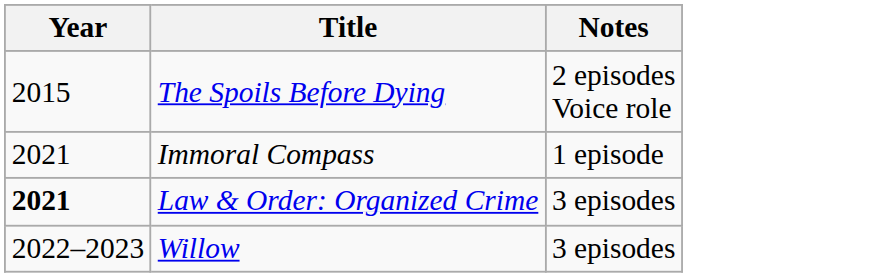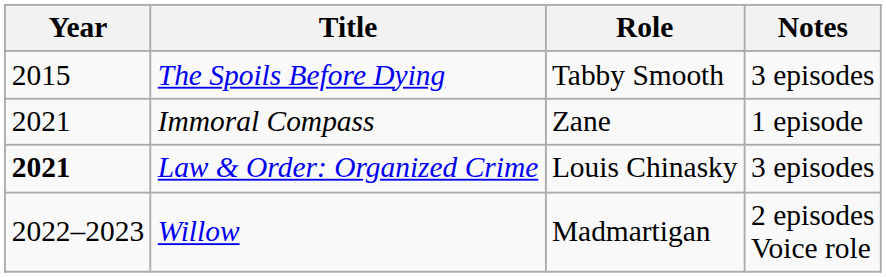+ column: (645, 27)
(614, 91) 2 episodes Voice role -> (813, 74) 3 episodes
(614, 247) 3 episodes -> (813, 231) 2 episodes Voice role
